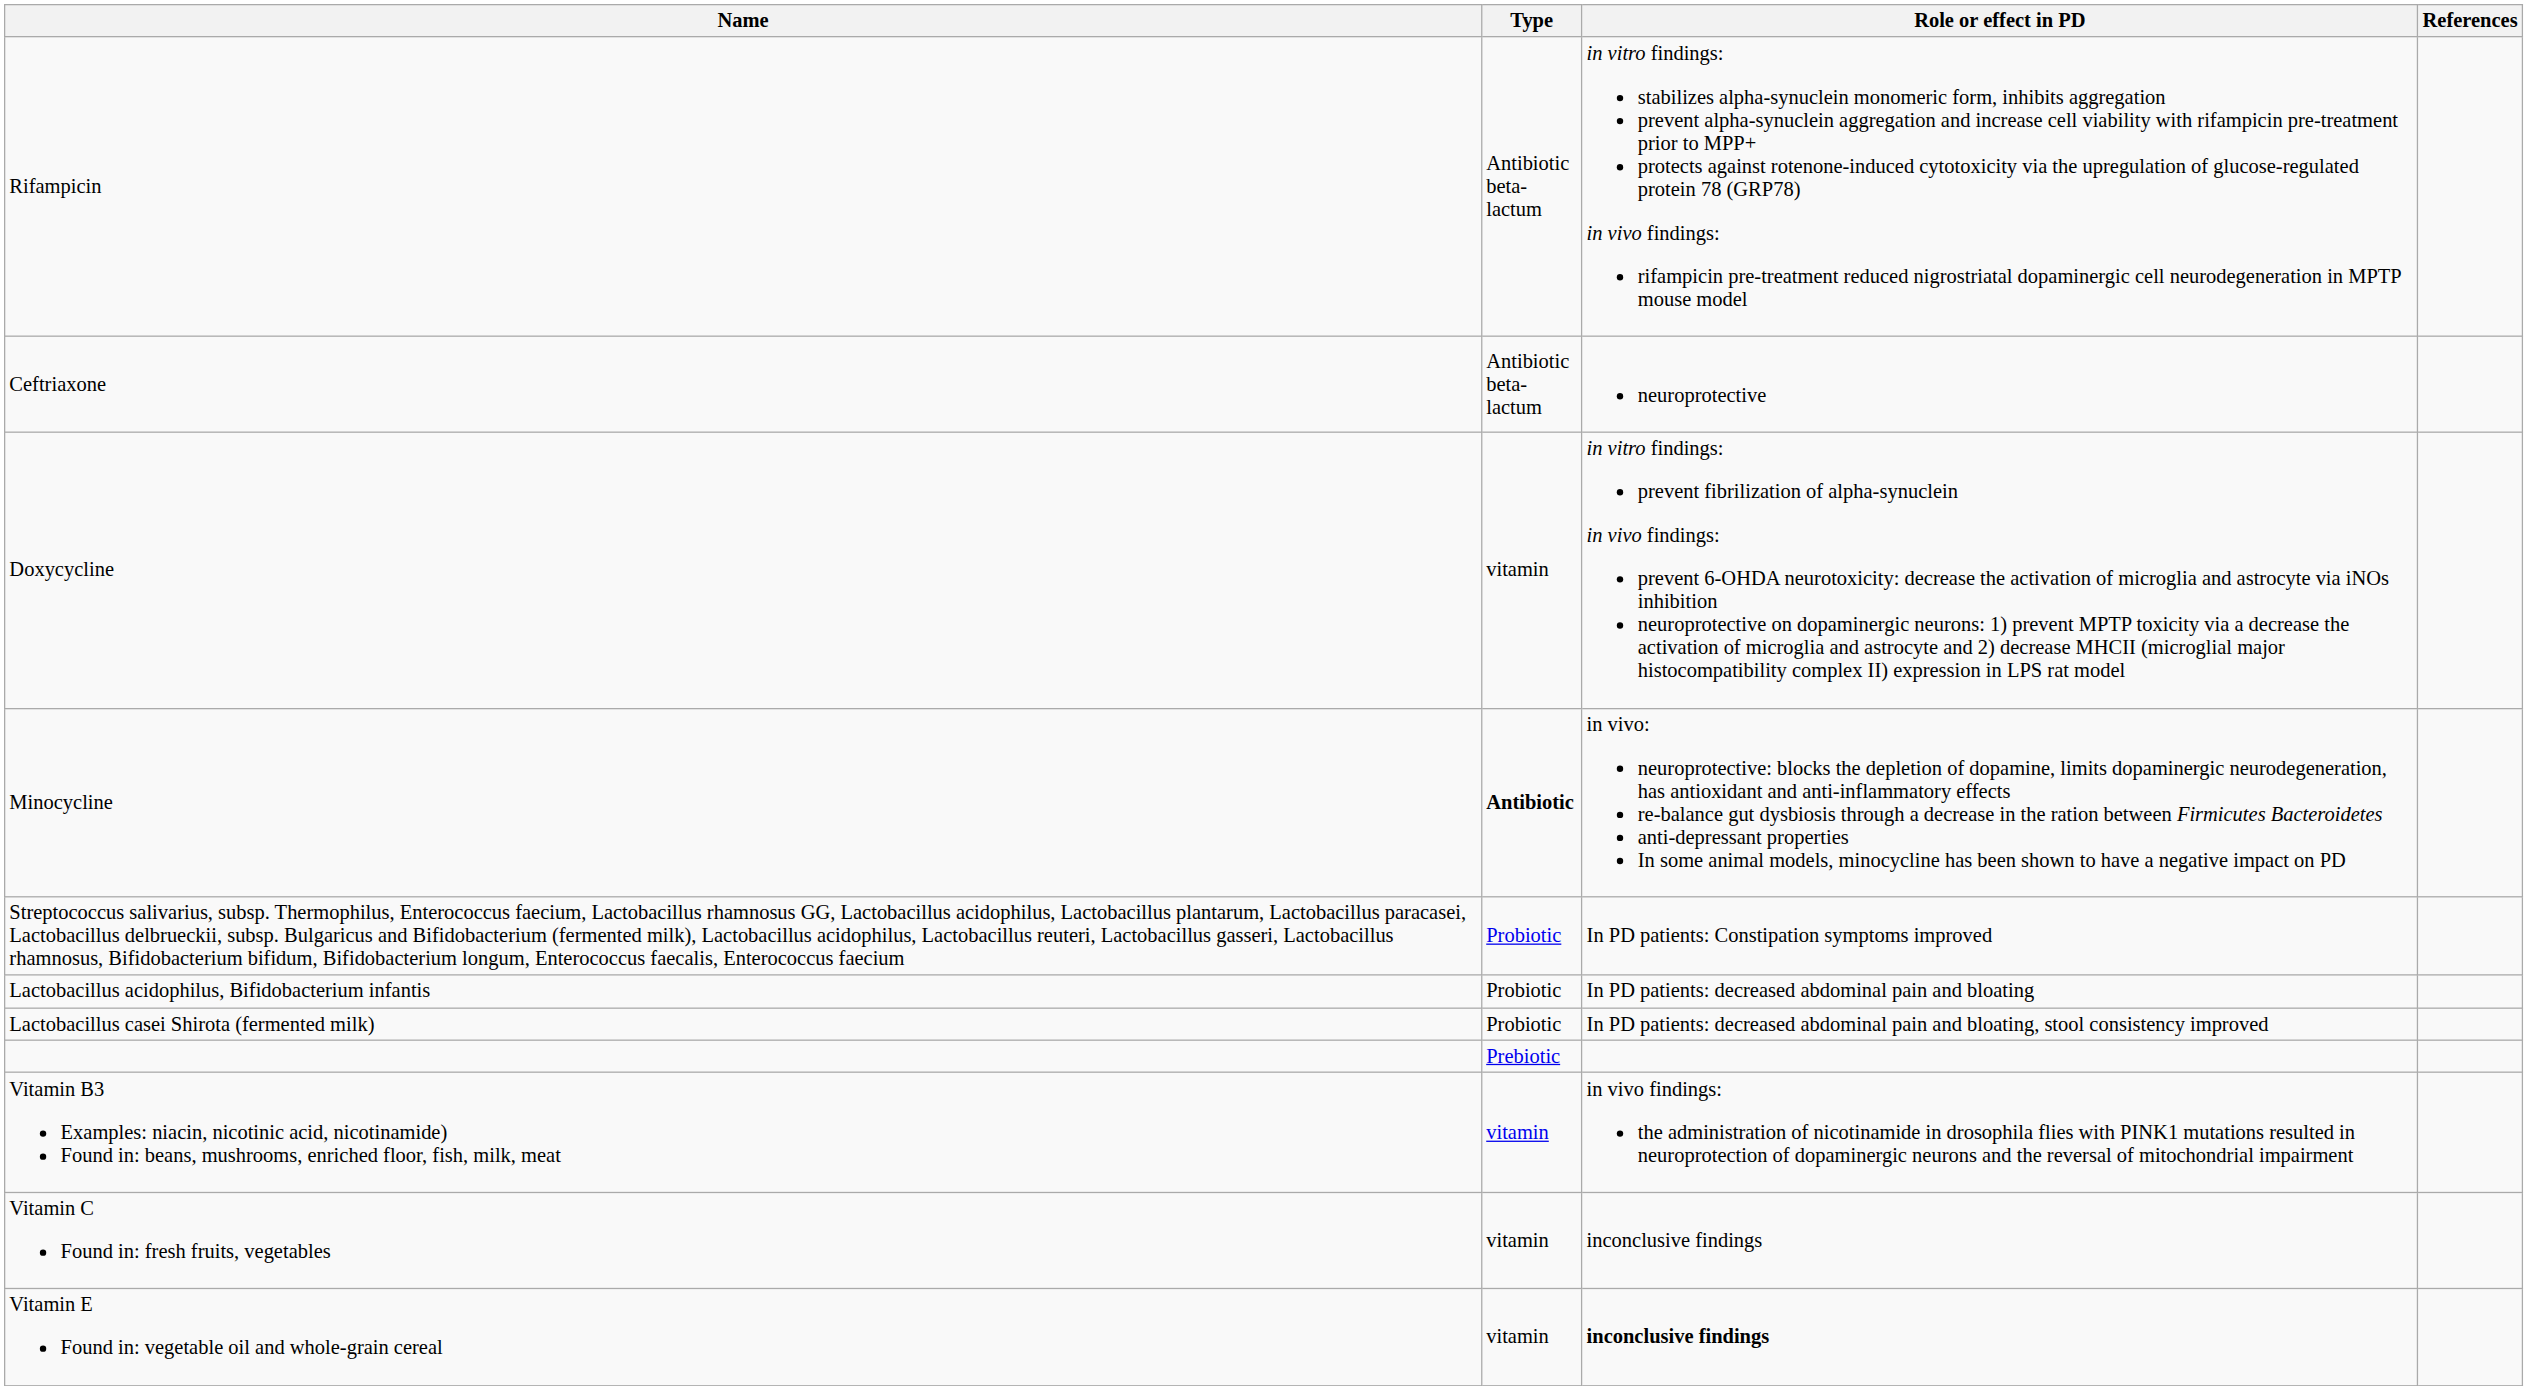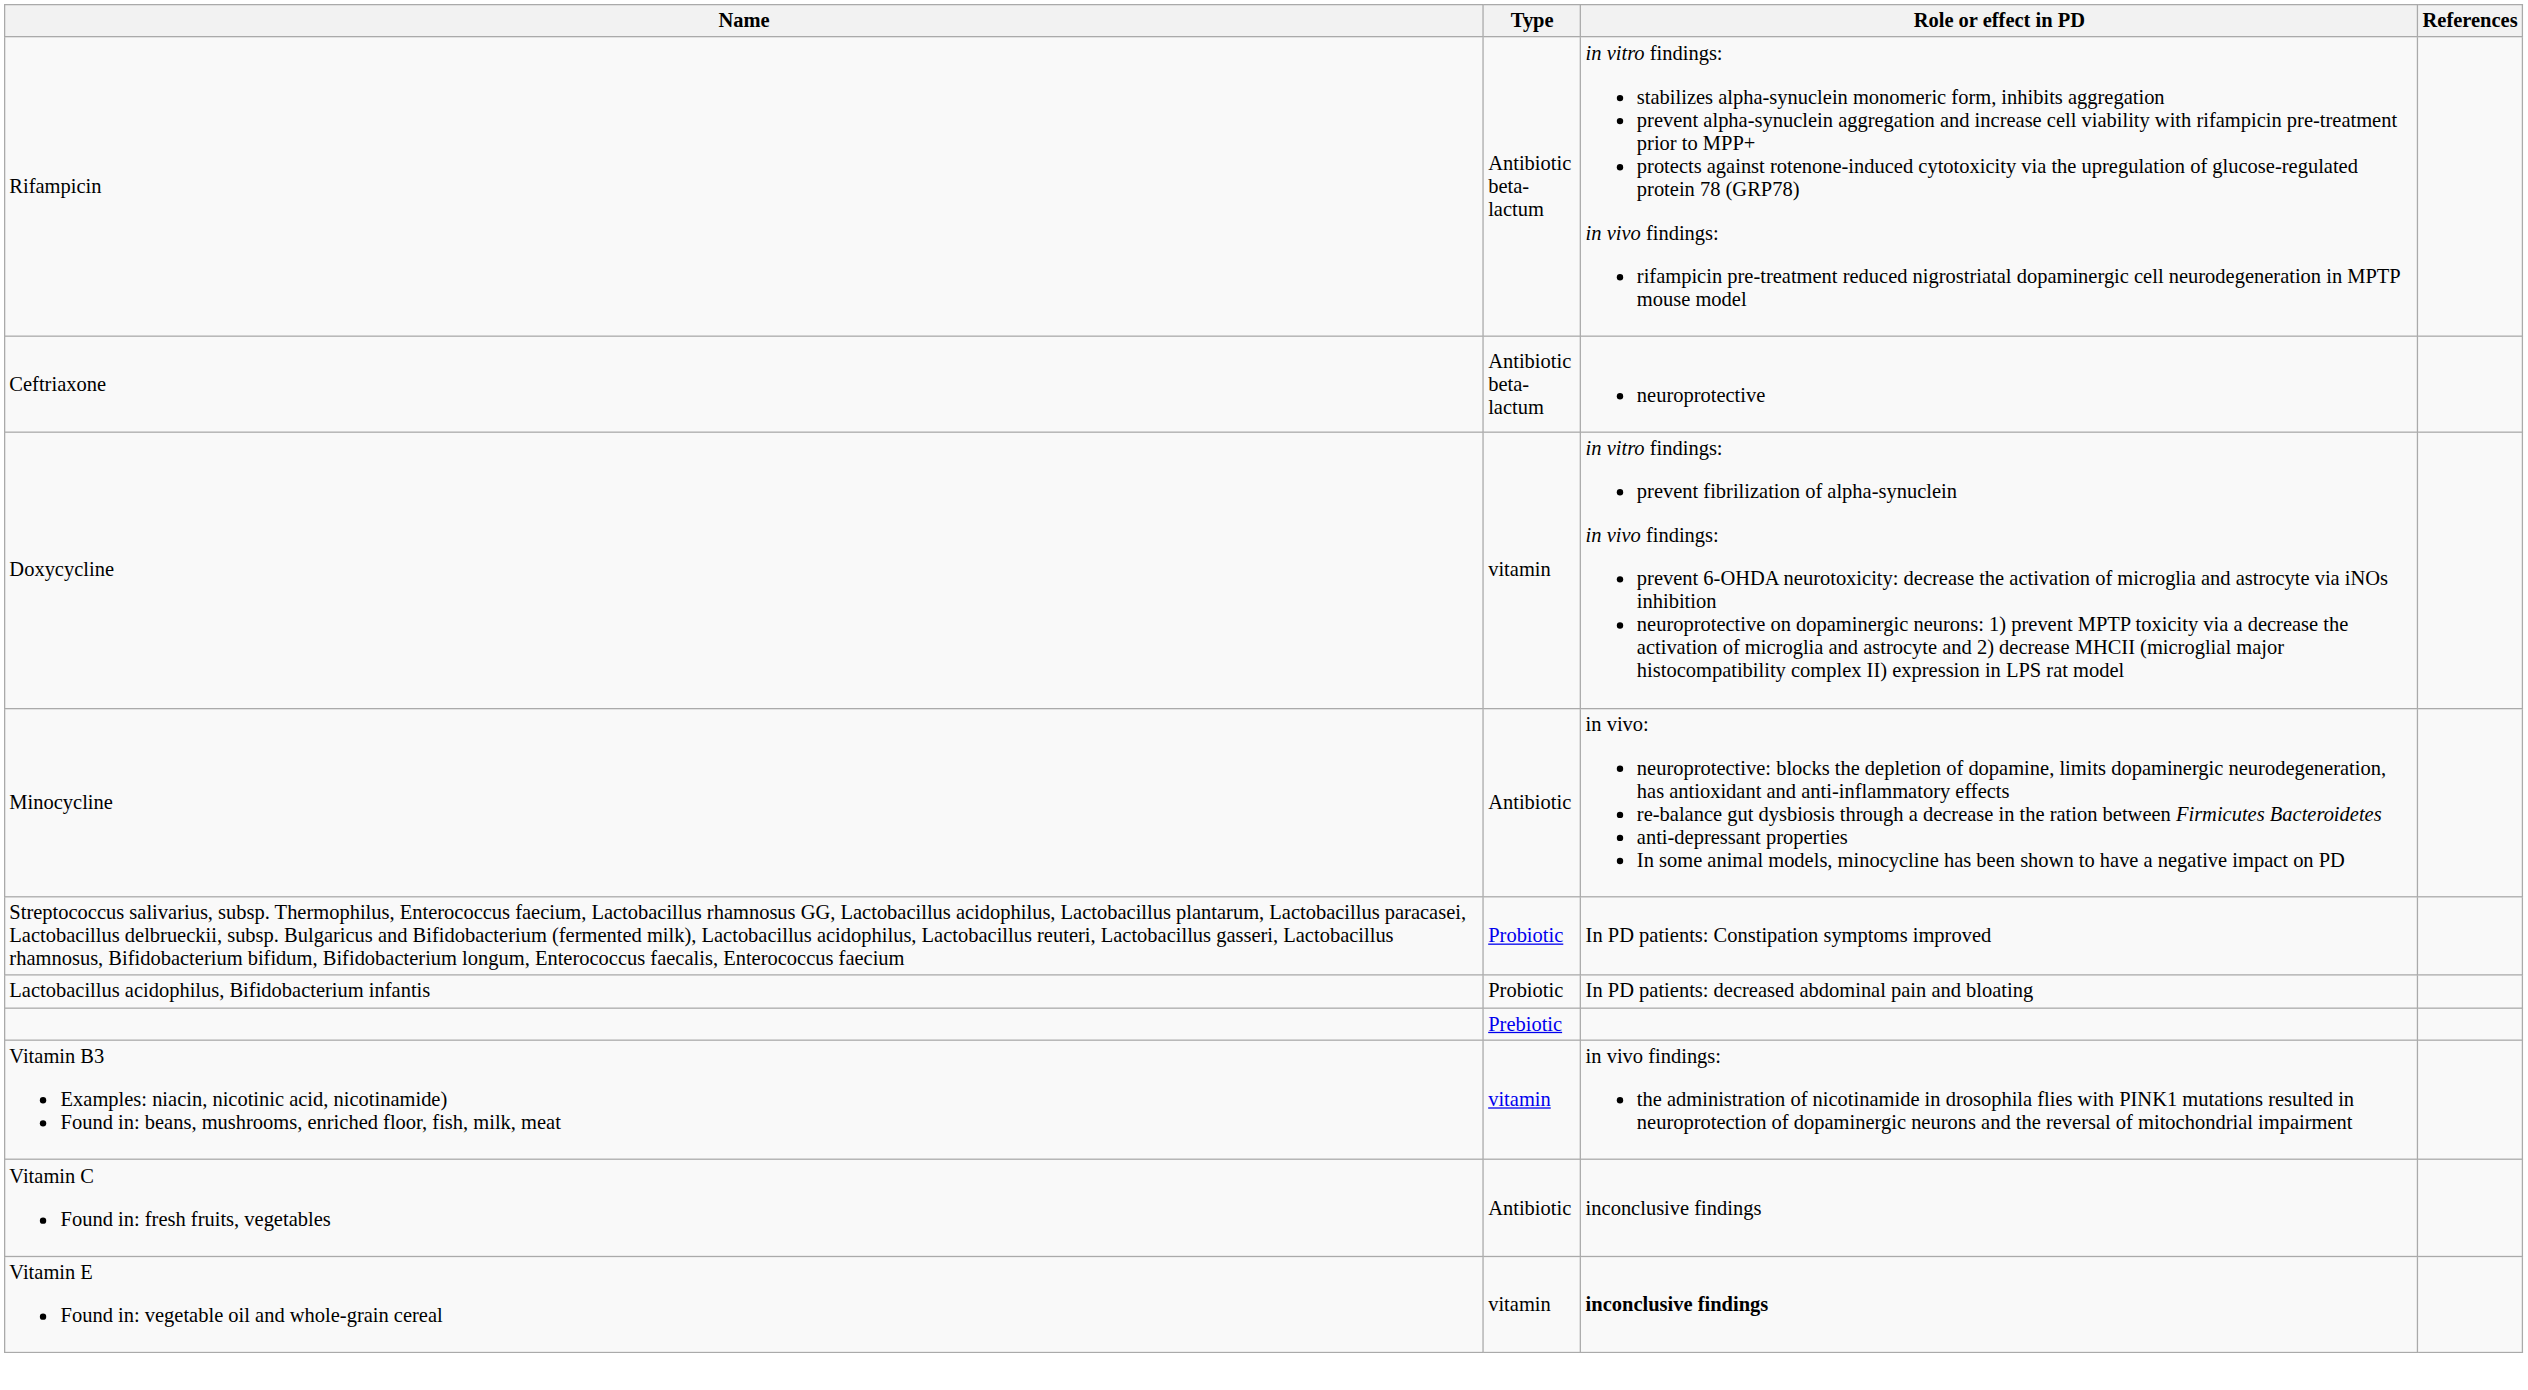(1530, 802) bold -> (1530, 802) normal
- row: (192, 1023)
(1518, 1240) vitamin -> (1530, 1207) Antibiotic
